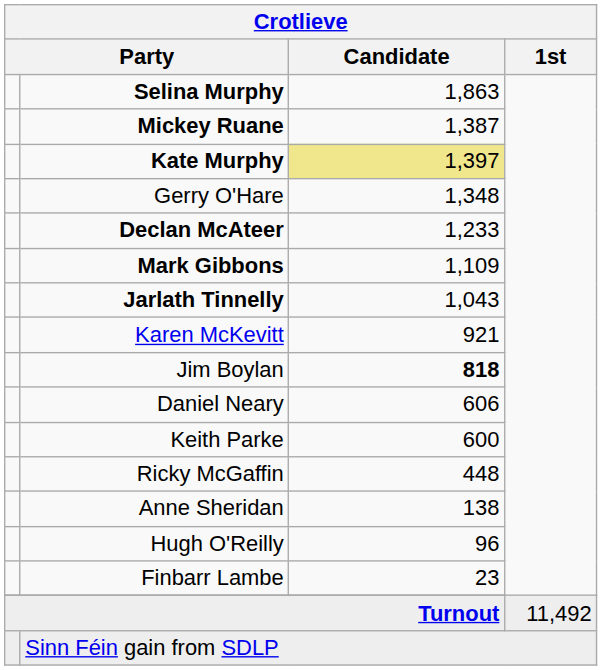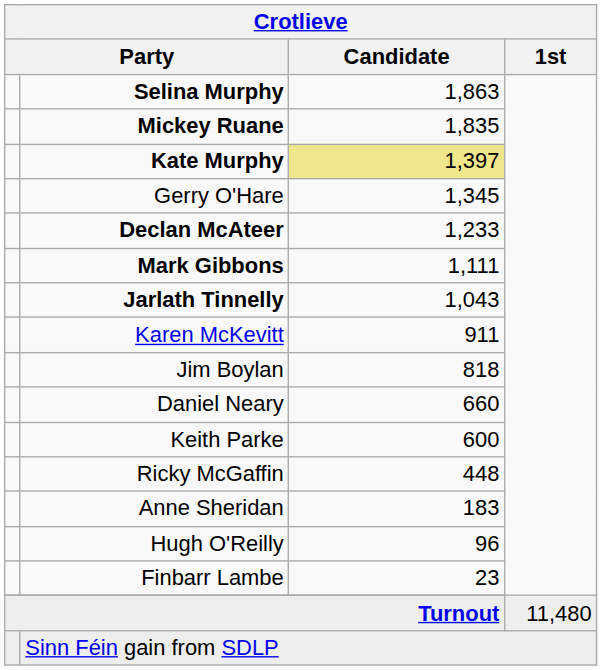(472, 126) 1,387 -> (472, 126) 1,835
(472, 195) 1,348 -> (472, 195) 1,345
(472, 265) 1,109 -> (474, 265) 1,111
(481, 334) 921 -> (482, 334) 911
(481, 369) bold -> (481, 369) normal
(481, 404) 606 -> (481, 404) 660
(481, 508) 138 -> (481, 508) 183
(559, 612) 11,492 -> (559, 612) 11,480
